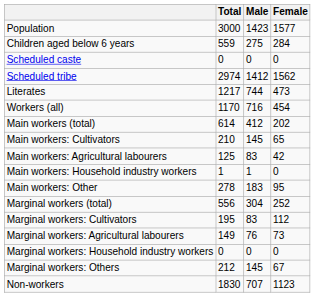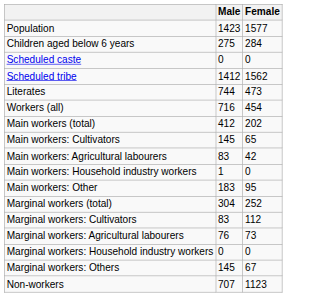- column: (230, 12)
